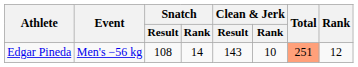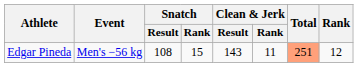(197, 53) 14 -> (197, 53) 15
(270, 53) 10 -> (270, 53) 11
